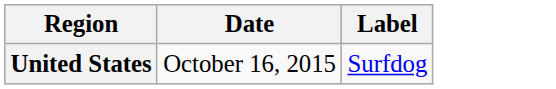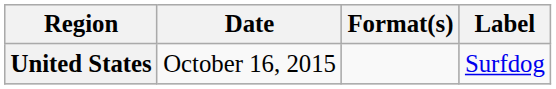+ column: (400, 24)
